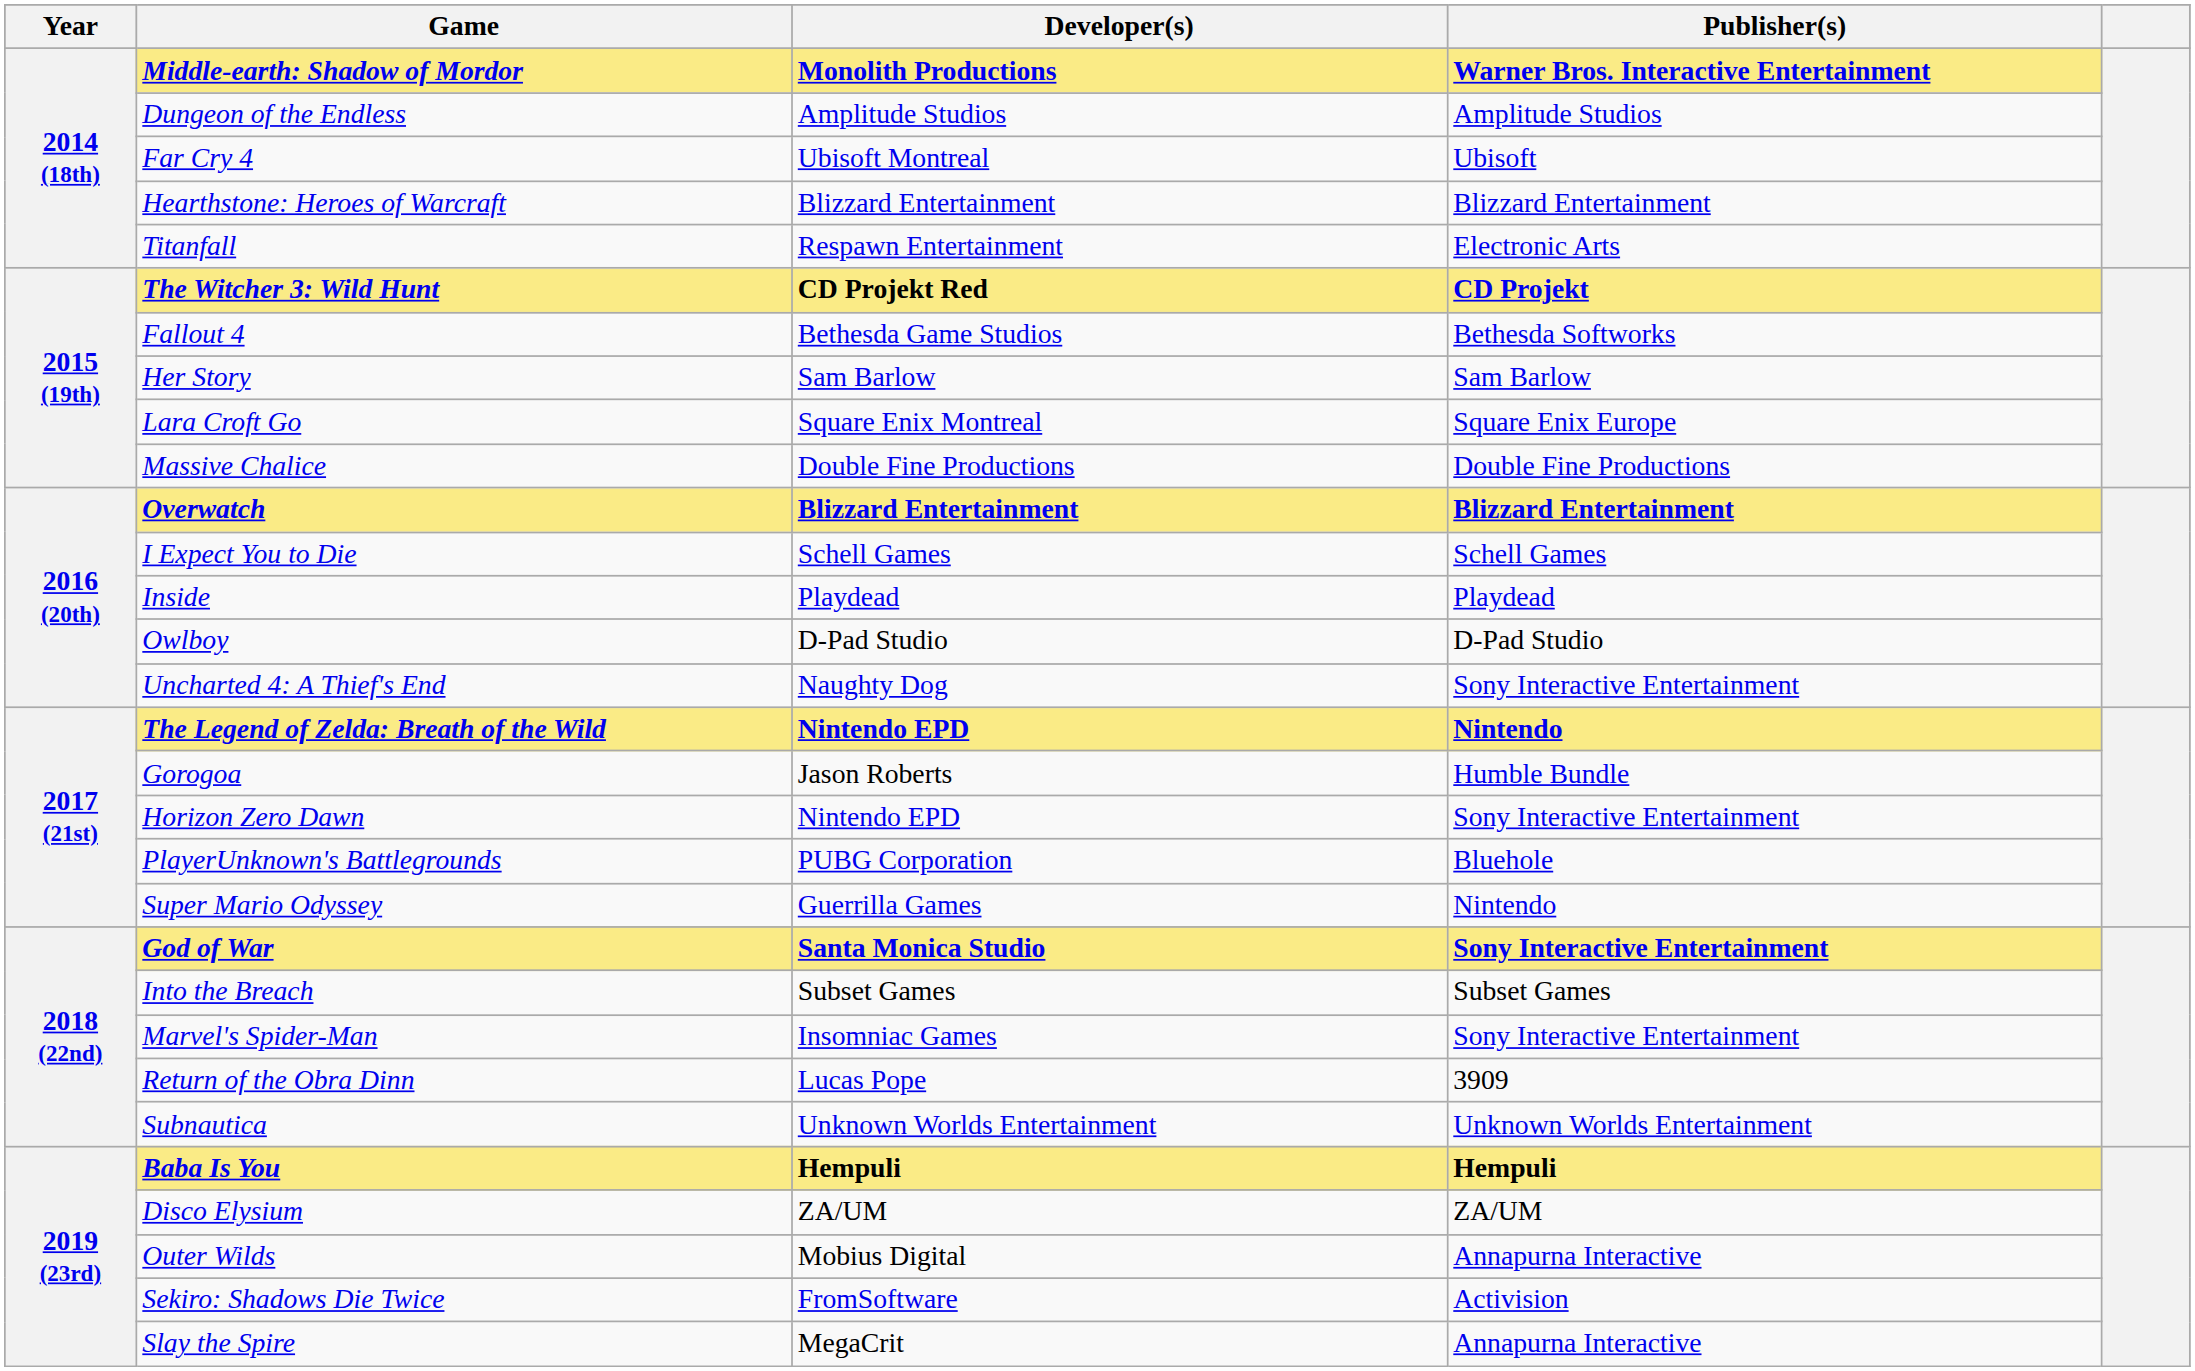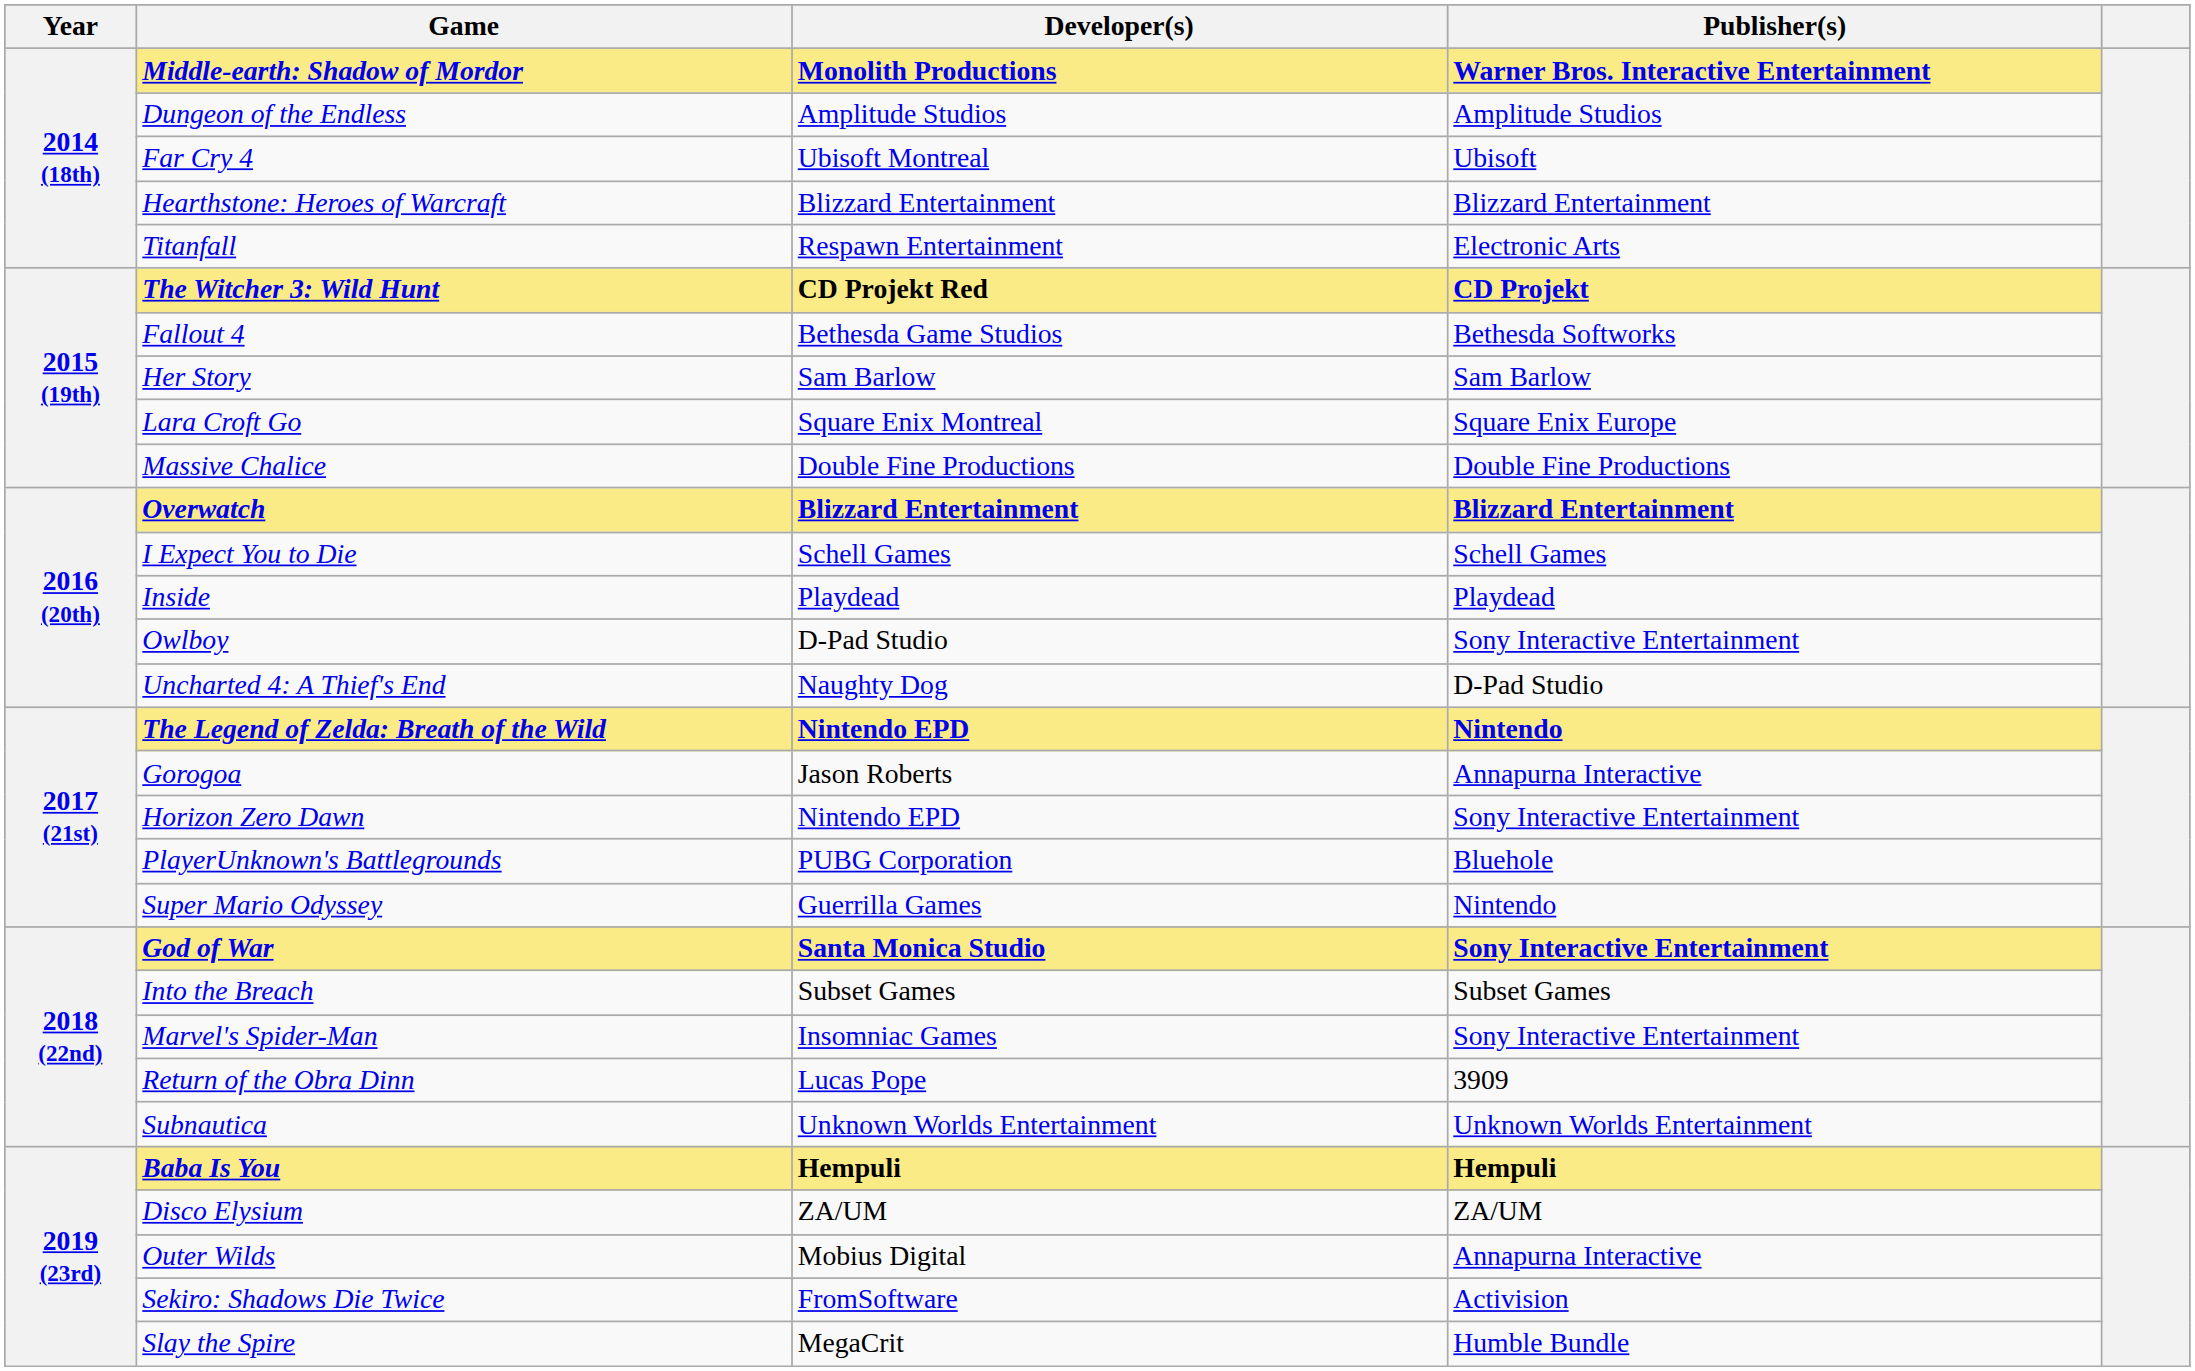(1528, 641) D-Pad Studio -> (1626, 641) Sony Interactive Entertainment
(1626, 684) Sony Interactive Entertainment -> (1528, 684) D-Pad Studio
(1541, 772) Humble Bundle -> (1577, 772) Annapurna Interactive
(1577, 1343) Annapurna Interactive -> (1541, 1343) Humble Bundle
